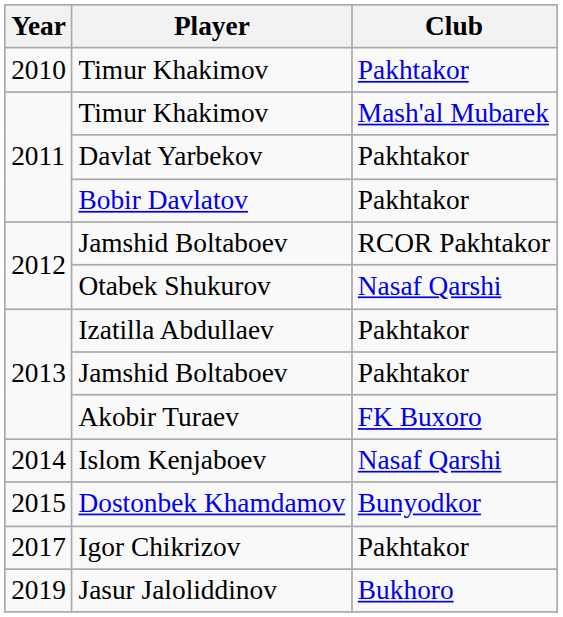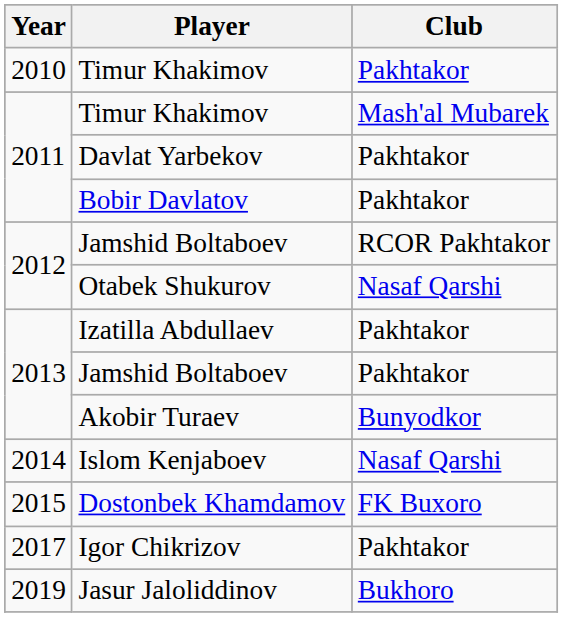(420, 416) FK Buxoro -> (419, 416) Bunyodkor
(419, 503) Bunyodkor -> (420, 503) FK Buxoro
